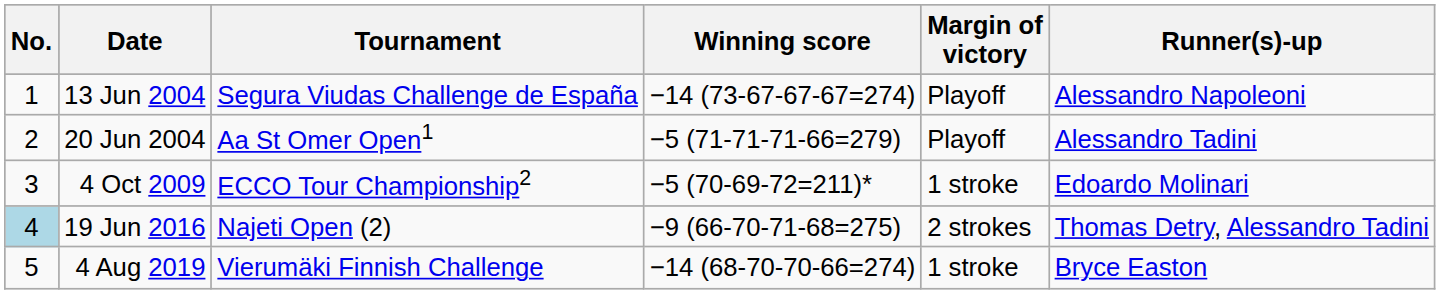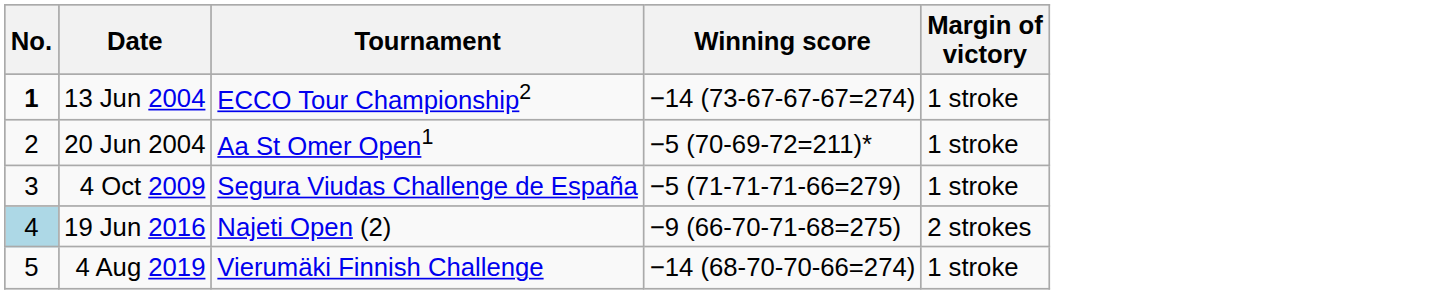- column: (1242, 40)
(31, 95) normal -> (31, 97) bold
(428, 95) Segura Viudas Challenge de España -> (374, 97) ECCO Tour Championship2
(966, 95) Playoff -> (973, 97) 1 stroke
(775, 138) −5 (71-71-71-66=279) -> (761, 143) −5 (70-69-72=211)*
(966, 138) Playoff -> (973, 143) 1 stroke
(374, 184) ECCO Tour Championship2 -> (428, 186) Segura Viudas Challenge de España
(761, 184) −5 (70-69-72=211)* -> (775, 186) −5 (71-71-71-66=279)
